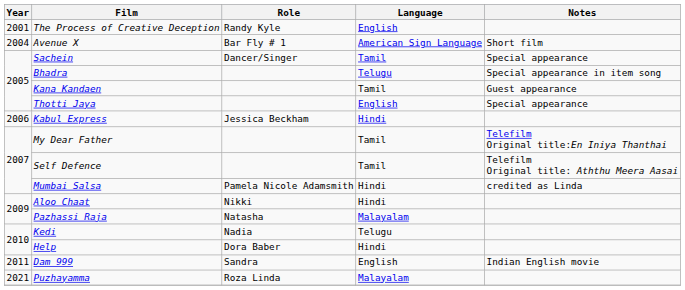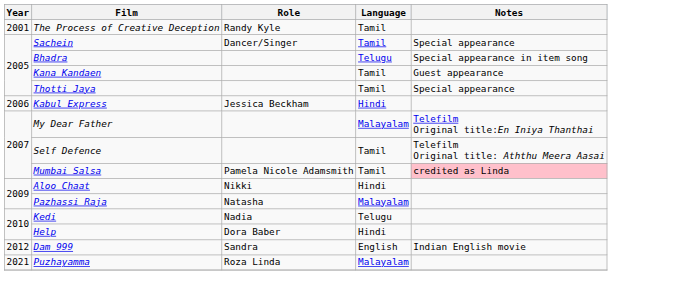(378, 27) English -> (372, 27) Tamil
- row: (56, 42)
(378, 104) English -> (372, 88) Tamil
(372, 139) Tamil -> (383, 124) Malayalam
(372, 186) Hindi -> (372, 171) Tamil
(534, 186) no background -> (461, 171) pink background
(18, 262) 2011 -> (18, 247) 2012
